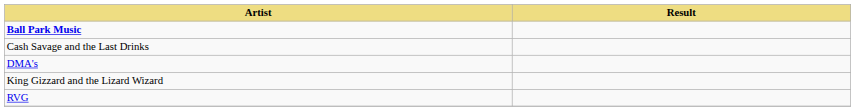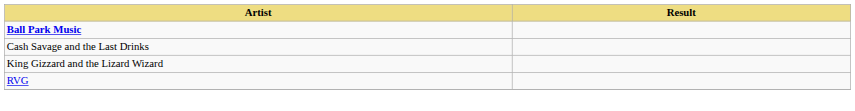- row: (22, 64)
